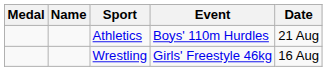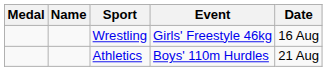rows swapped: (120, 57) <-> (117, 36)
